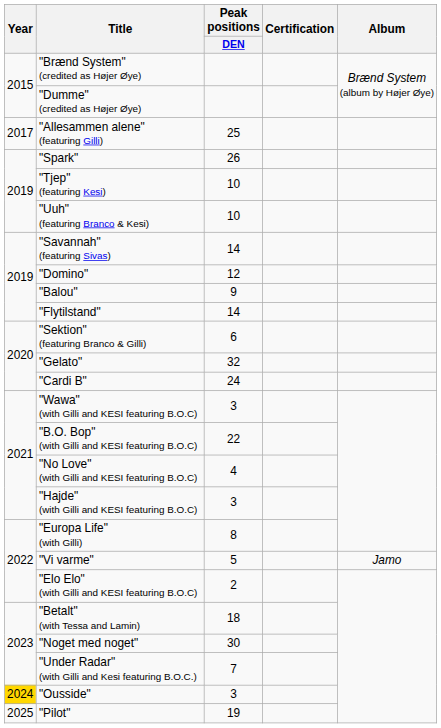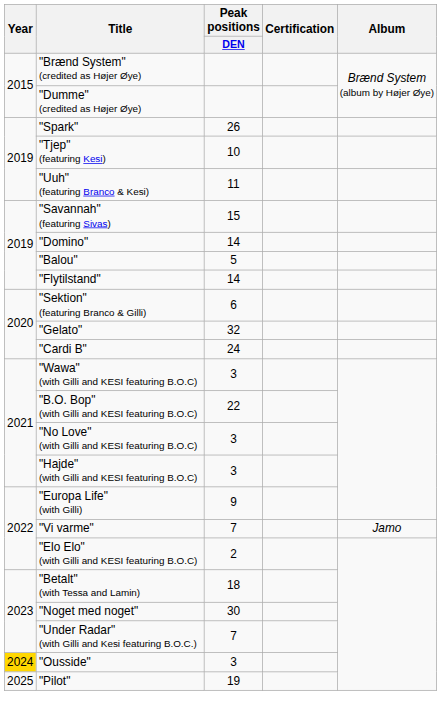- row: (92, 133)
(233, 216) 10 -> (233, 184) 11
(233, 248) 14 -> (233, 216) 15
(233, 274) 12 -> (233, 242) 14
(233, 292) 9 -> (233, 260) 5
(233, 471) 4 -> (233, 438) 3
(233, 535) 8 -> (233, 503) 9
(233, 560) 5 -> (233, 528) 7
